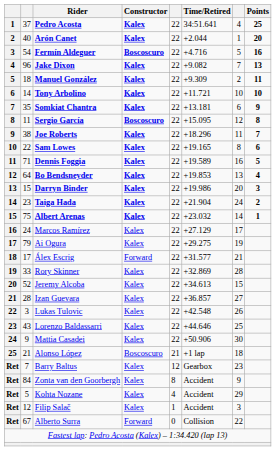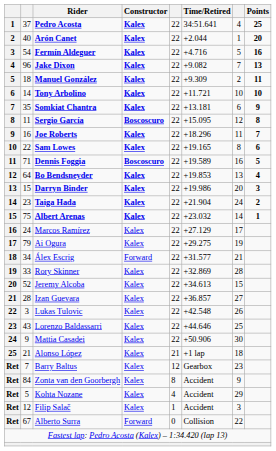(144, 51) Boscoscuro -> (134, 51) Kalex
(27, 134) 38 -> (27, 134) 16
(134, 161) Kalex -> (144, 161) Boscoscuro
(27, 257) 17 -> (27, 257) 34
(143, 353) Boscoscuro -> (134, 353) Kalex
